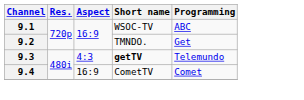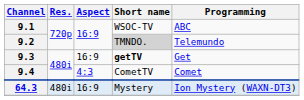(131, 42) no background -> (131, 42) lightgrey background
(183, 42) Get -> (199, 42) Telemundo
(85, 57) 4:3 -> (88, 57) 16:9
(199, 57) Telemundo -> (183, 57) Get
(88, 72) 16:9 -> (85, 72) 4:3
+ row: (26, 88)
